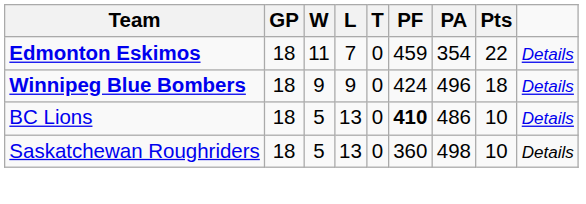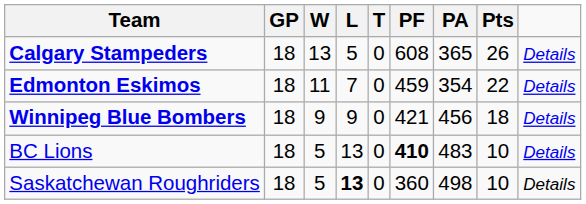+ row: (108, 53)
(410, 85) 424 -> (412, 118) 421
(454, 85) 496 -> (455, 118) 456
(454, 118) 486 -> (455, 150) 483
(350, 150) normal -> (352, 183) bold
